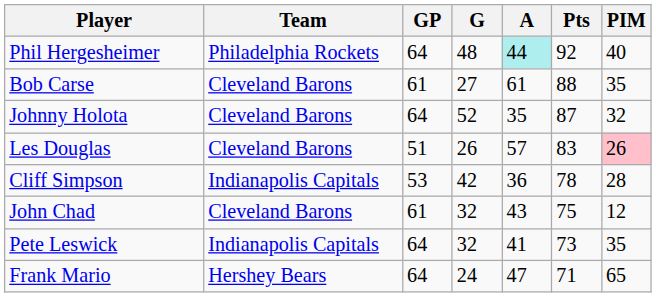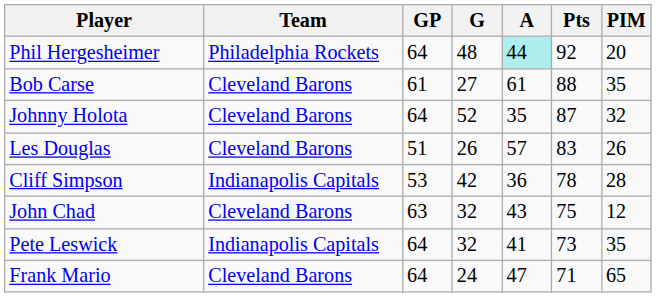(616, 52) 40 -> (616, 52) 20
(616, 148) pink background -> (616, 148) no background
(417, 212) 61 -> (417, 212) 63
(267, 276) Hershey Bears -> (280, 276) Cleveland Barons
